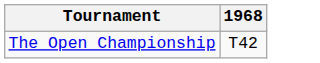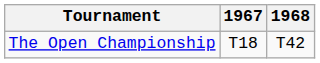+ column: (243, 18)
